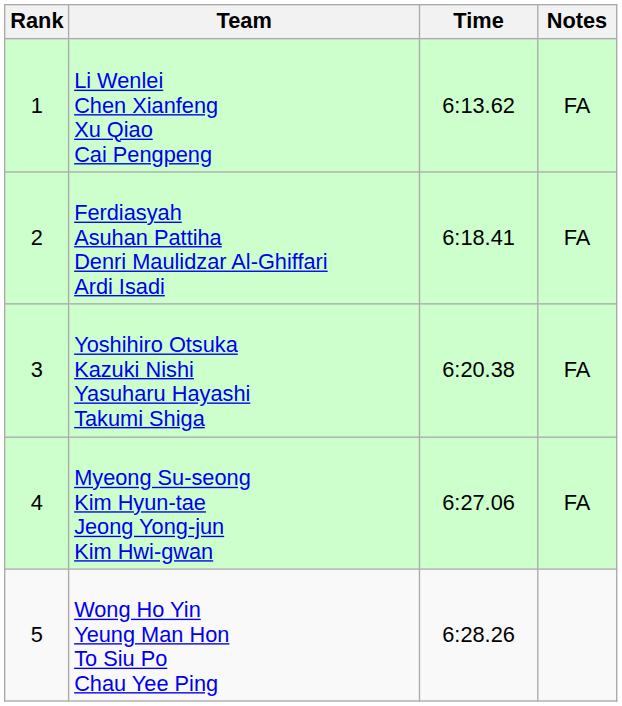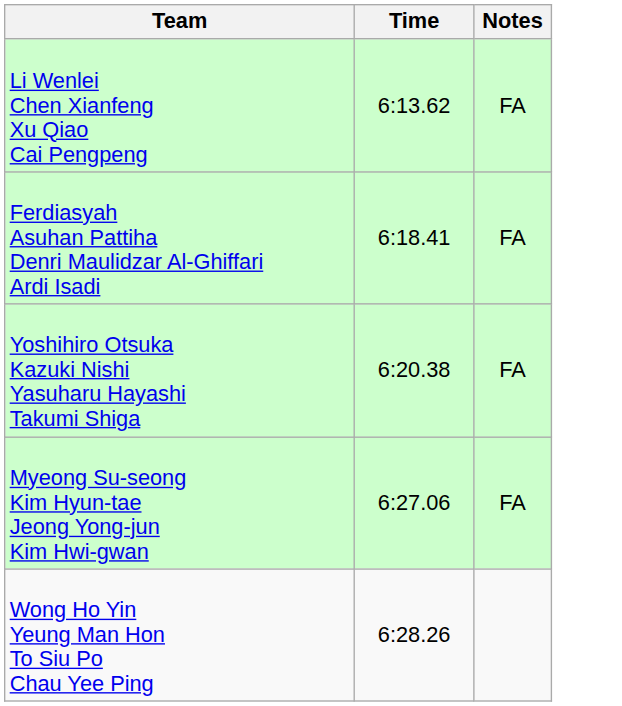- column: (37, 21)
